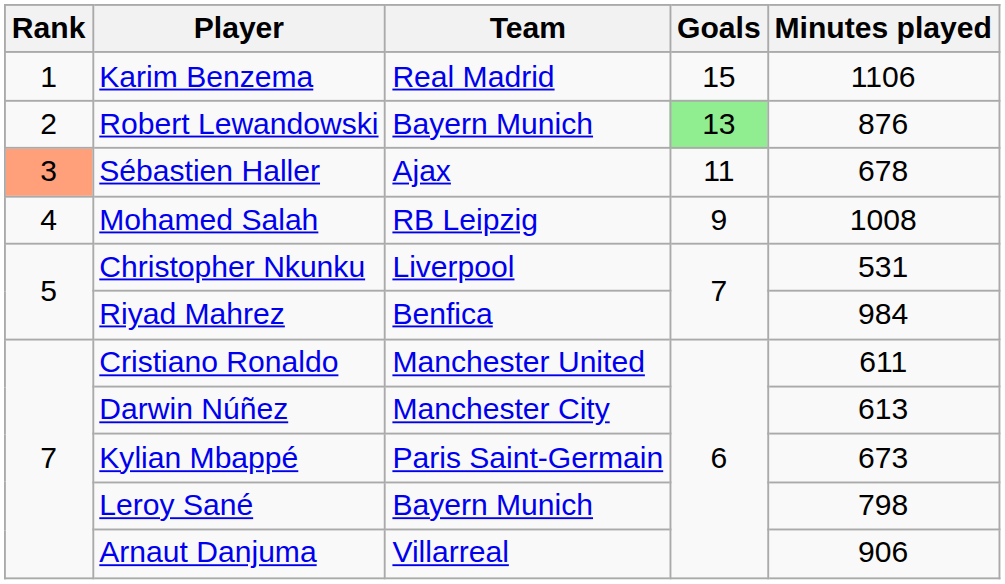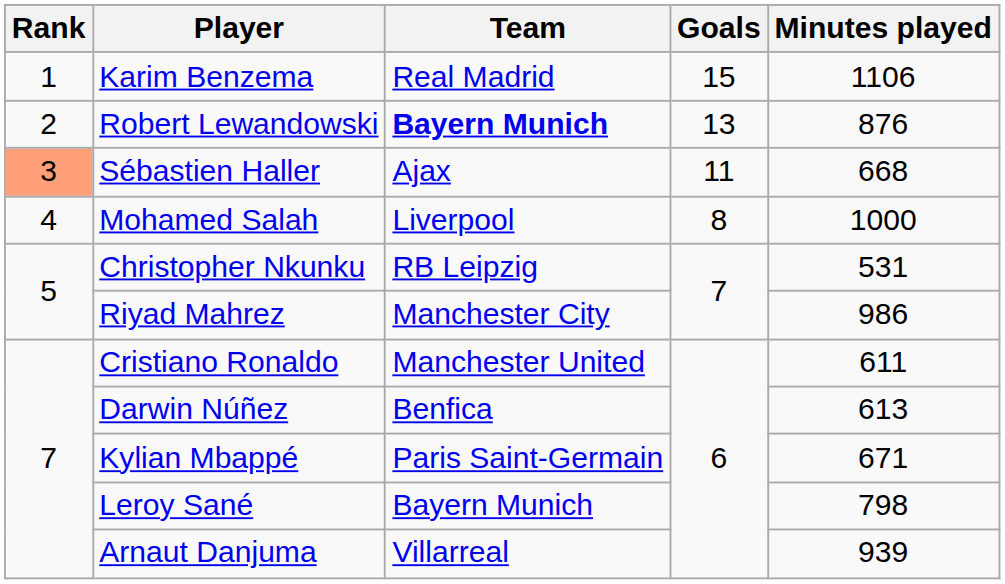(493, 123) normal -> (500, 123) bold
(719, 123) lightgreen background -> (719, 123) no background
(883, 171) 678 -> (883, 171) 668
(465, 219) RB Leipzig -> (453, 219) Liverpool
(719, 219) 9 -> (719, 219) 8
(883, 219) 1008 -> (883, 219) 1000
(453, 266) Liverpool -> (465, 266) RB Leipzig
(443, 314) Benfica -> (501, 314) Manchester City
(883, 314) 984 -> (883, 314) 986
(501, 409) Manchester City -> (443, 409) Benfica
(883, 457) 673 -> (883, 457) 671
(883, 553) 906 -> (883, 553) 939
